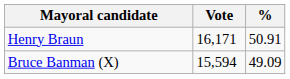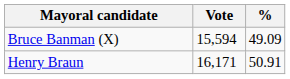rows swapped: (46, 39) <-> (63, 62)
